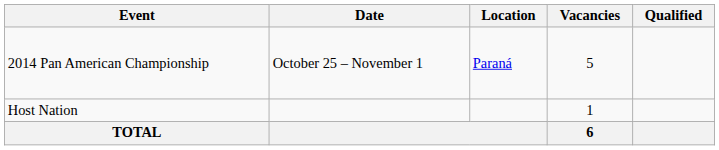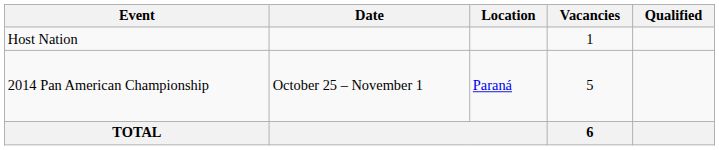rows swapped: (43, 110) <-> (108, 63)
